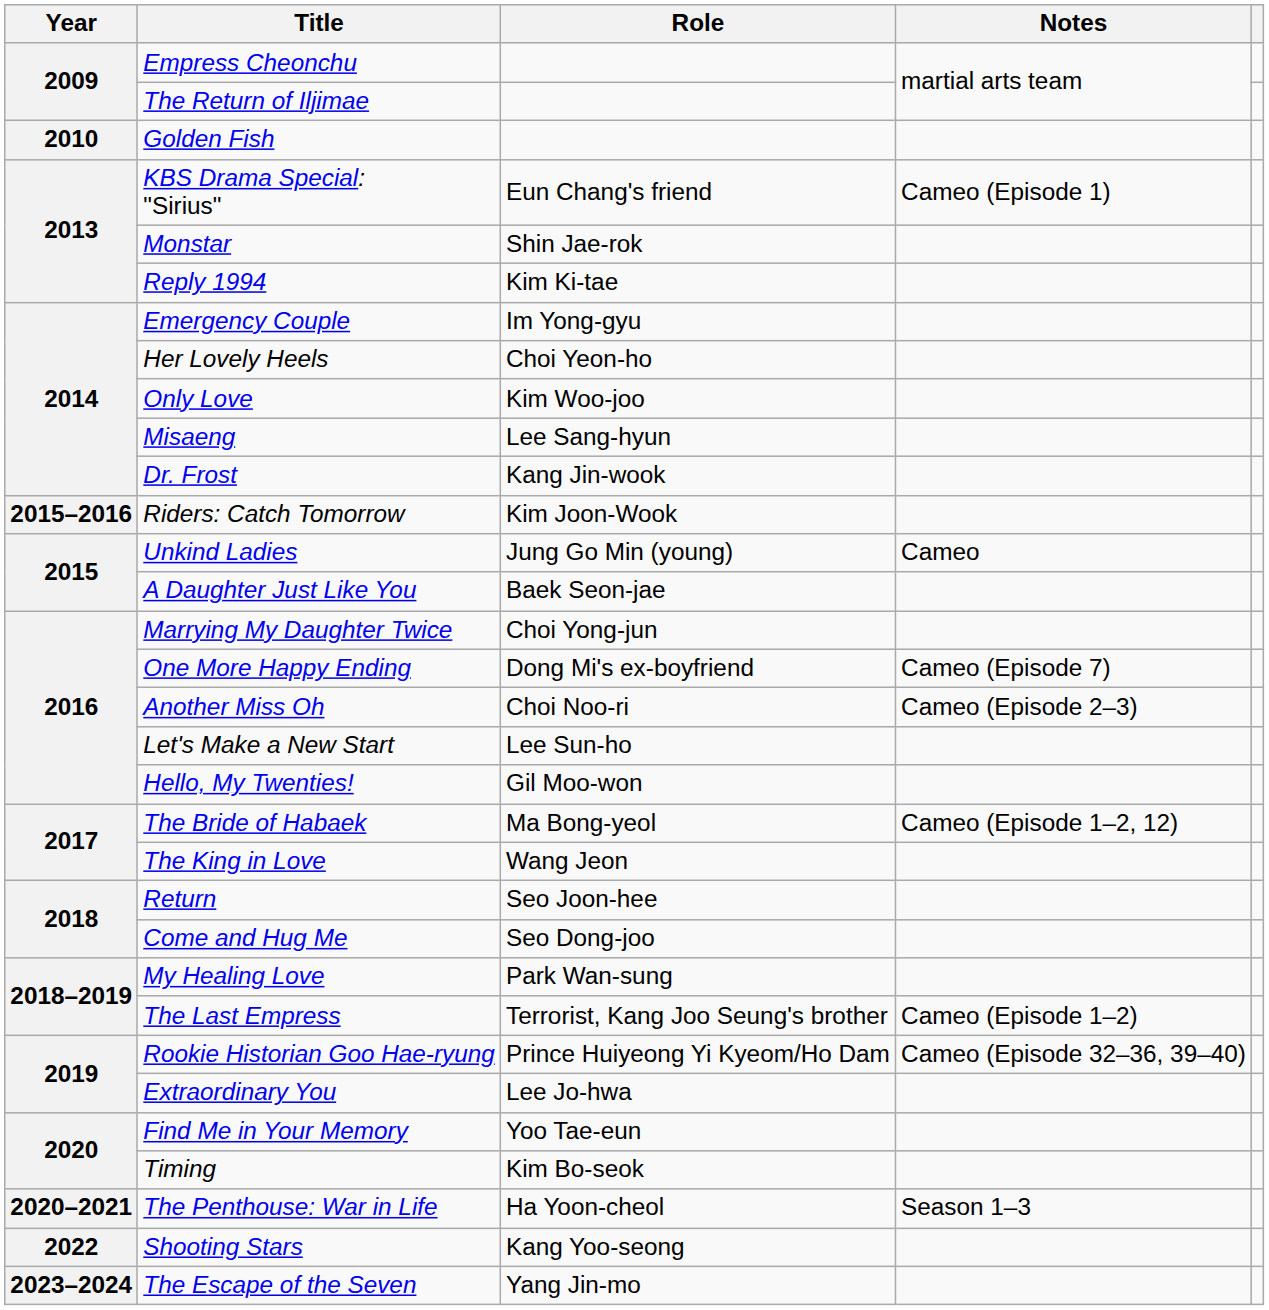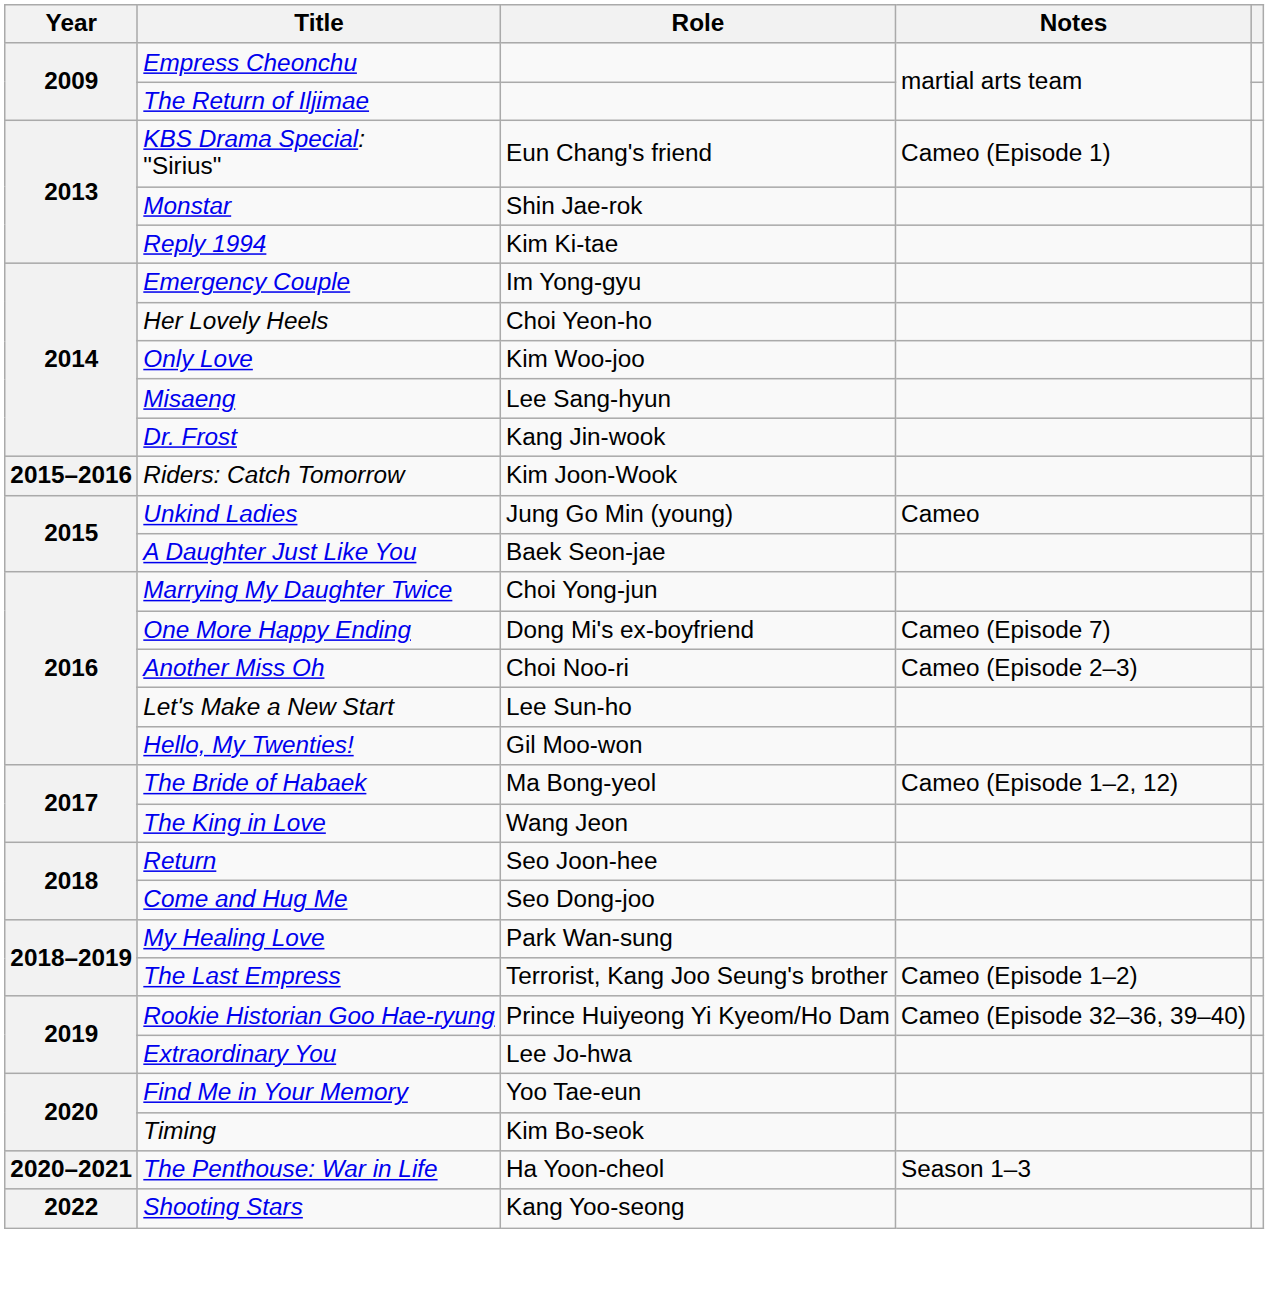- row: (209, 139)
- row: (280, 1285)
